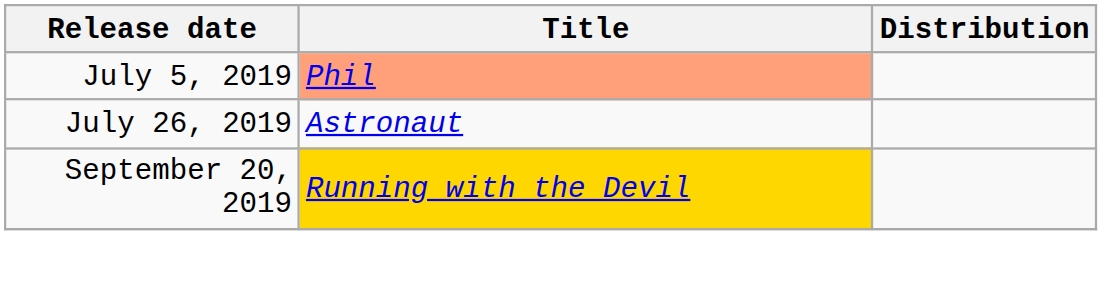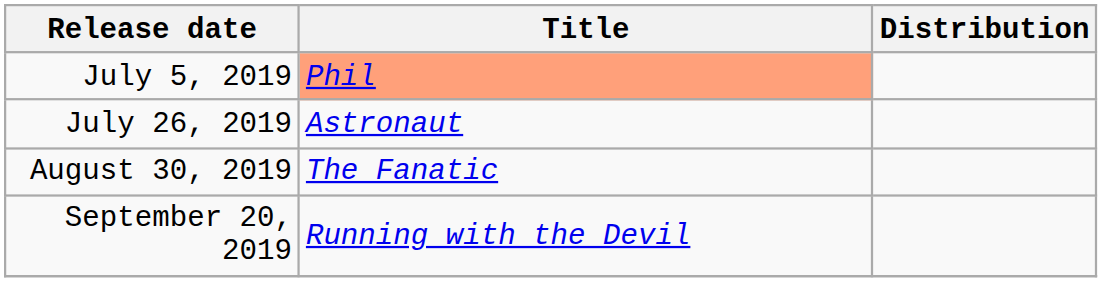+ row: (161, 171)
(498, 188) gold background -> (498, 235) no background
